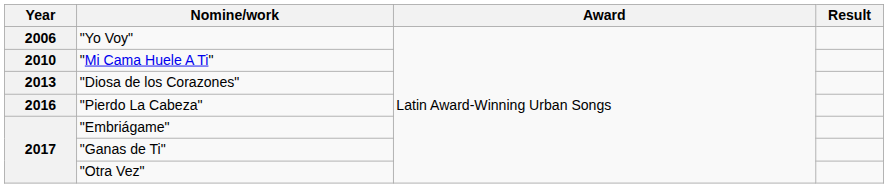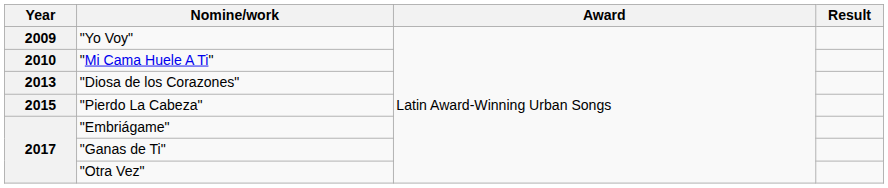(40, 37) 2006 -> (40, 37) 2009
(40, 104) 2016 -> (40, 104) 2015
